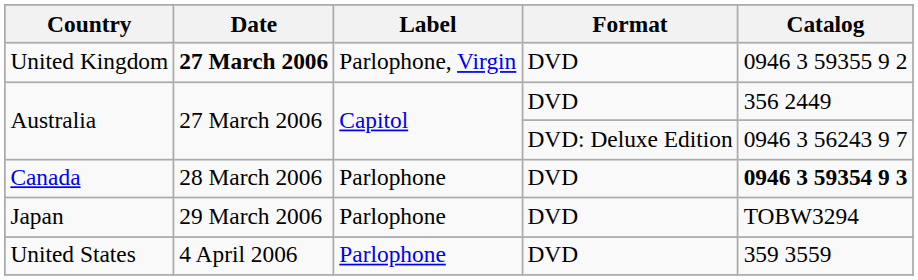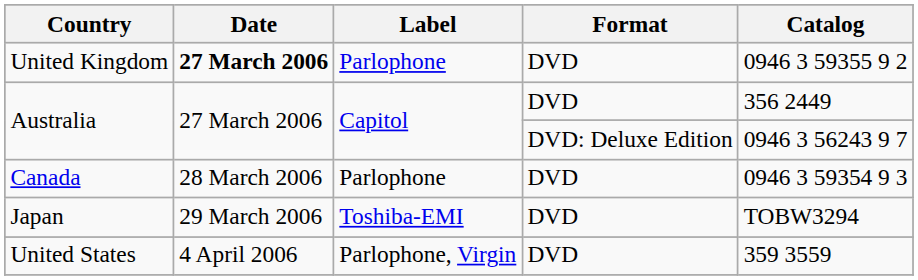(428, 61) Parlophone, Virgin -> (393, 61) Parlophone
(826, 177) bold -> (826, 177) normal
(393, 216) Parlophone -> (401, 216) Toshiba-EMI
(393, 254) Parlophone -> (428, 254) Parlophone, Virgin
